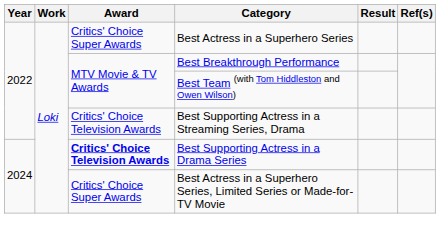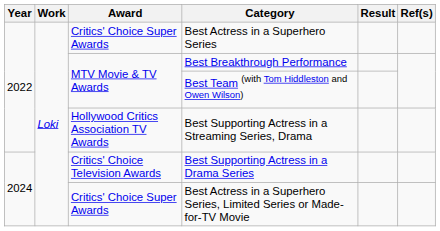(116, 123) Critics' Choice Television Awards -> (114, 130) Hollywood Critics Association TV Awards
(120, 154) bold -> (116, 167) normal
